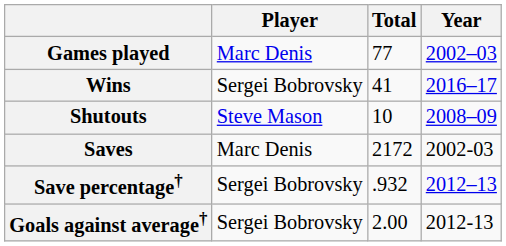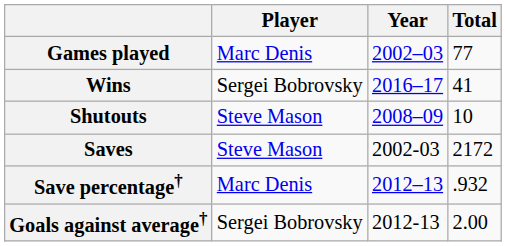columns swapped: (394, 20) <-> (461, 20)
(264, 149) Marc Denis -> (270, 149) Steve Mason
(290, 184) Sergei Bobrovsky -> (264, 184) Marc Denis
